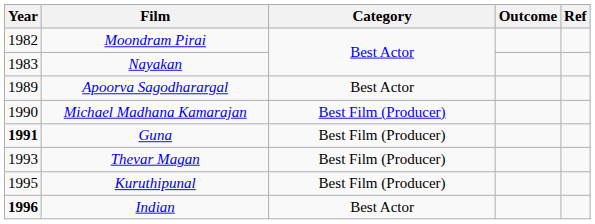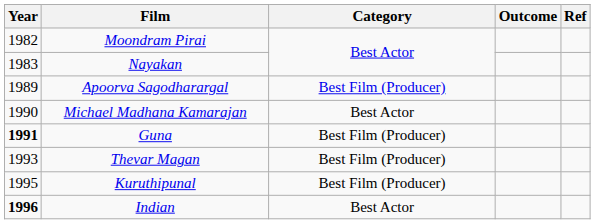(382, 87) Best Actor -> (382, 87) Best Film (Producer)
(382, 111) Best Film (Producer) -> (382, 111) Best Actor
